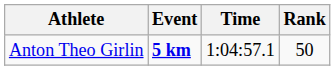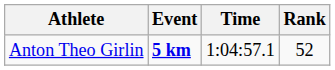(305, 49) 50 -> (305, 49) 52
